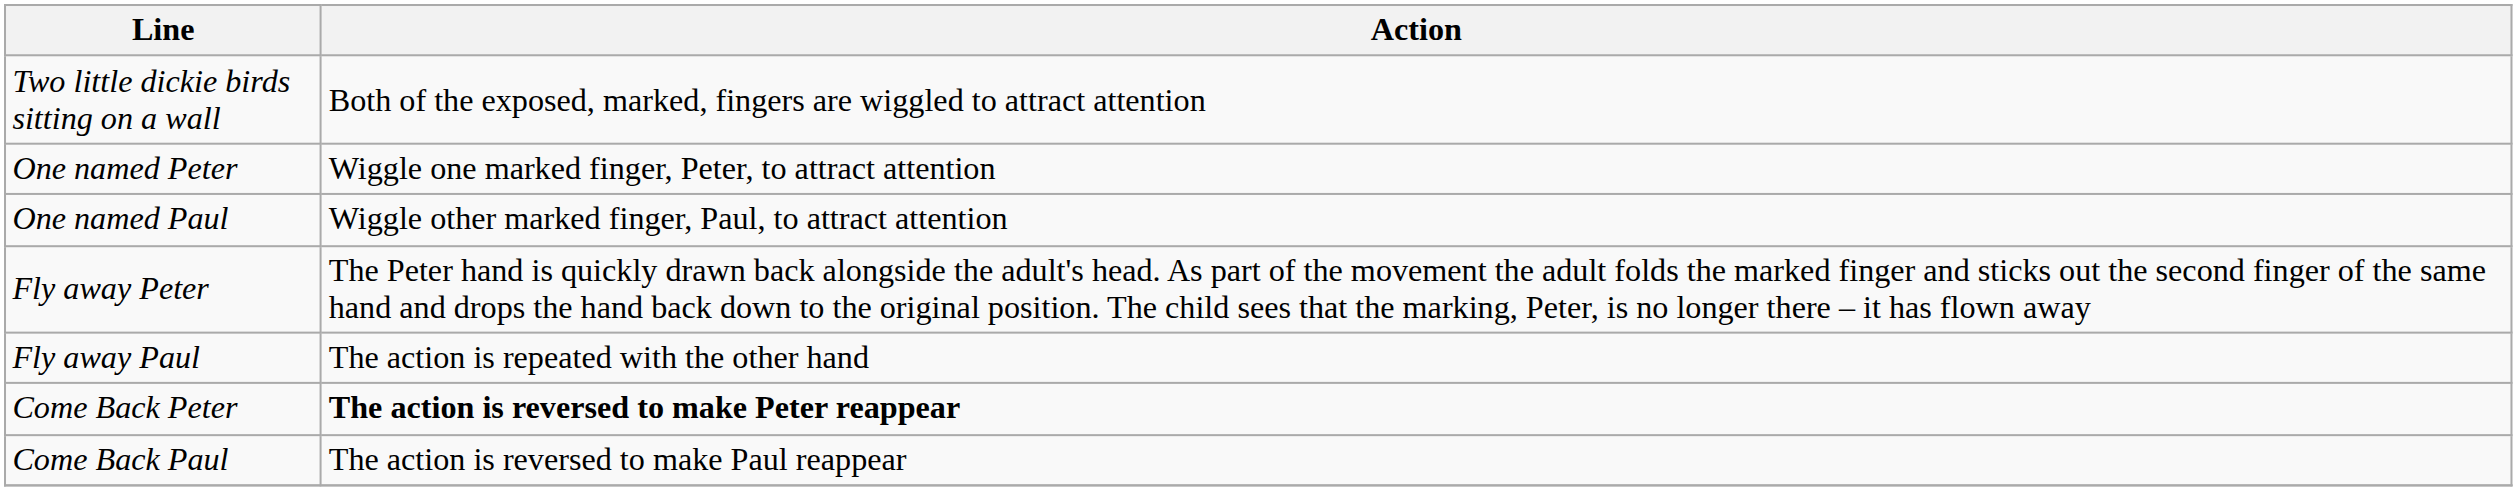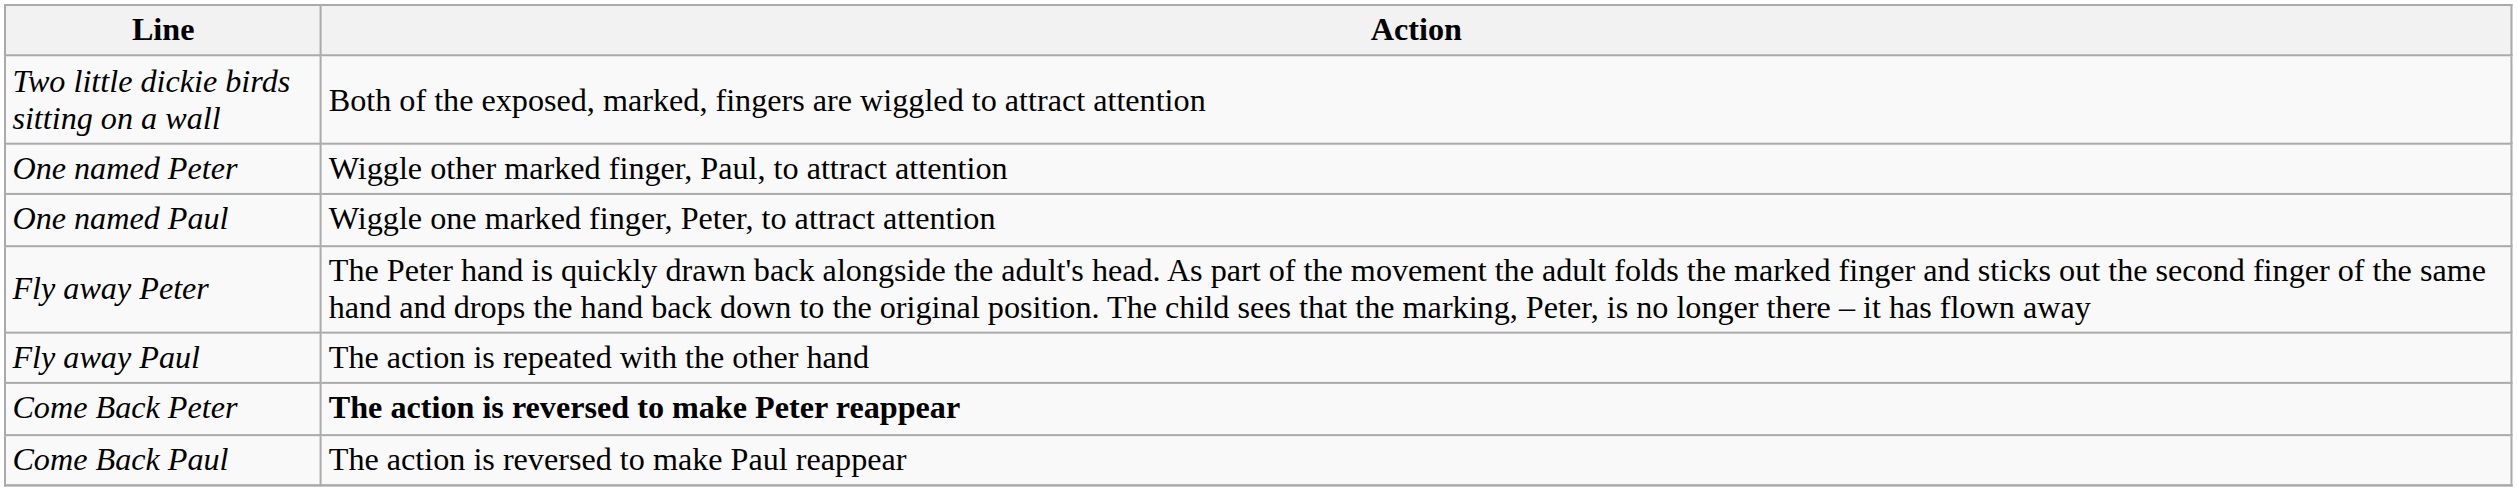(662, 168) Wiggle one marked finger, Peter, to attract attention -> (668, 168) Wiggle other marked finger, Paul, to attract attention
(668, 219) Wiggle other marked finger, Paul, to attract attention -> (662, 219) Wiggle one marked finger, Peter, to attract attention
